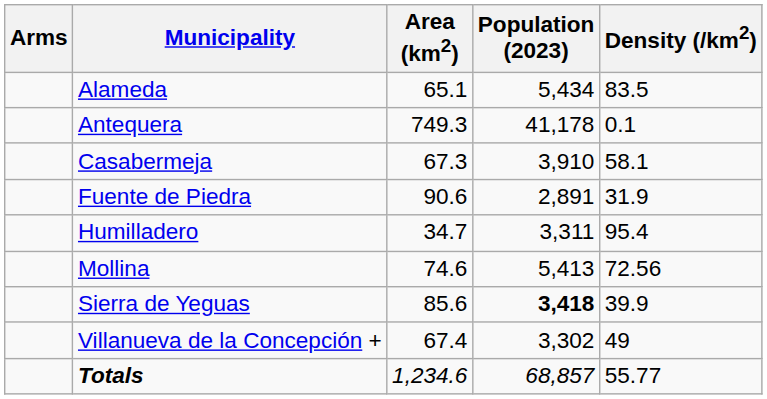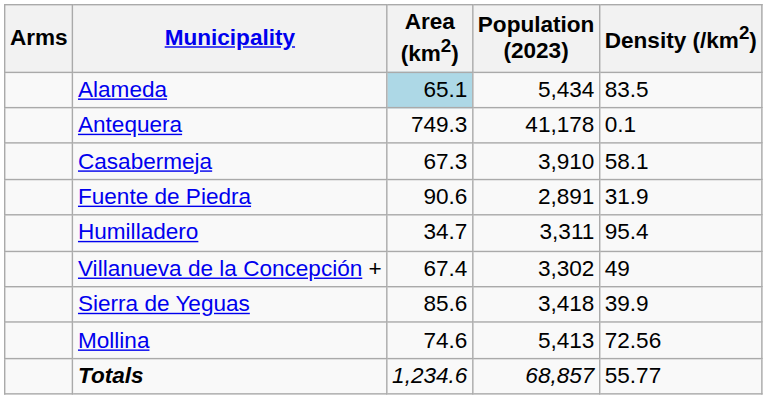(445, 89) no background -> (445, 89) lightblue background
rows swapped: (114, 268) <-> (230, 340)
(566, 304) bold -> (566, 304) normal
